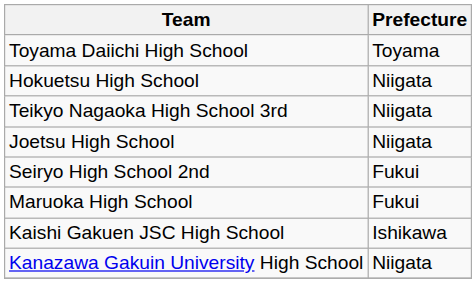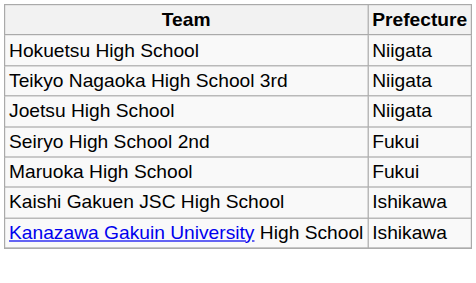- row: (129, 50)
(402, 263) Niigata -> (410, 232) Ishikawa
